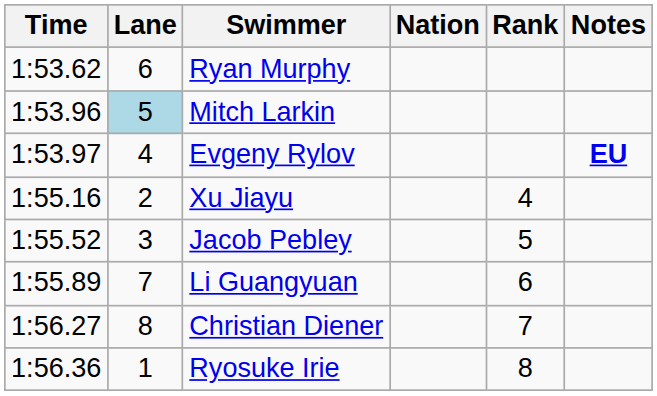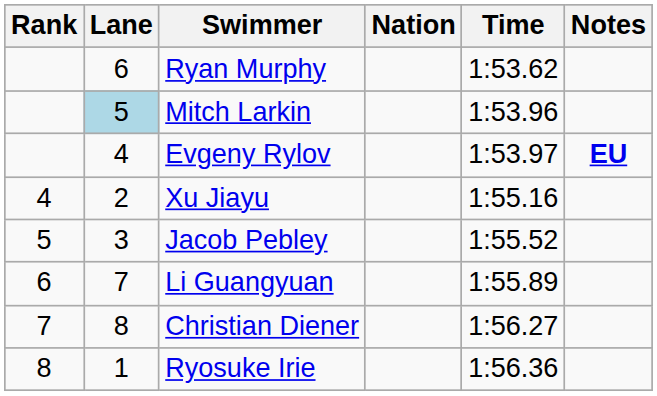columns swapped: (525, 25) <-> (56, 25)
